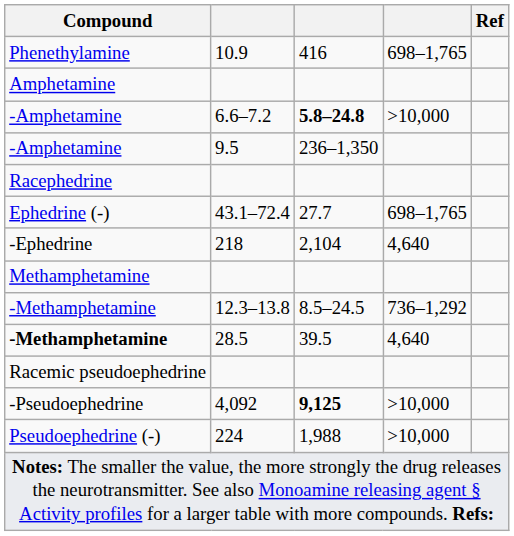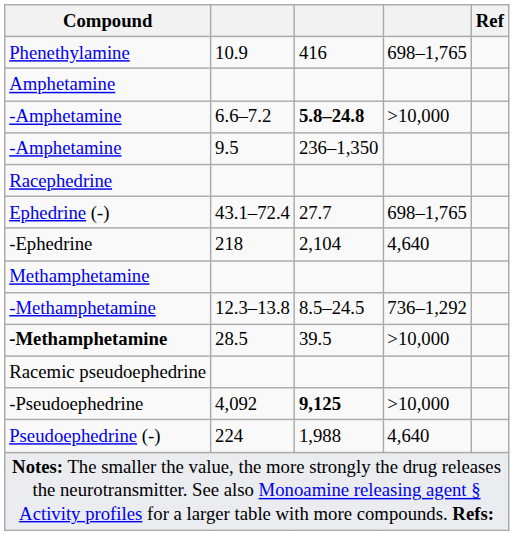(408, 339) 4,640 -> (418, 339) >10,000
(418, 435) >10,000 -> (408, 435) 4,640
